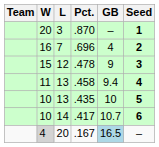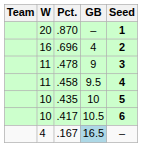- column: (63, 13)
(46, 64) 15 -> (45, 64) 11
(110, 82) 9.4 -> (93, 82) 9.5
(110, 116) 10.7 -> (93, 116) 10.5
(43, 133) lightgrey background -> (43, 133) no background
